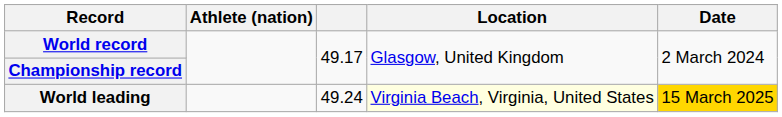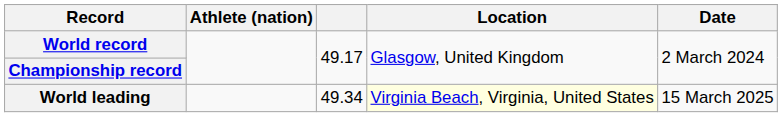(342, 97) 49.24 -> (342, 97) 49.34
(718, 97) gold background -> (718, 97) no background
